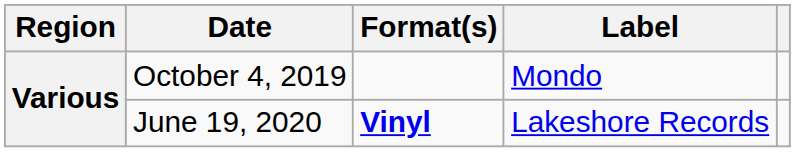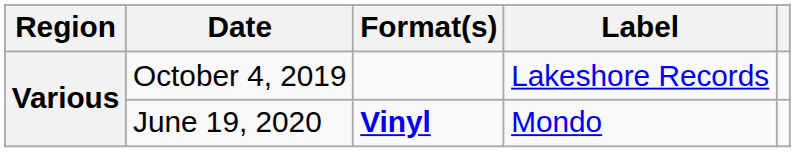(557, 75) Mondo -> (640, 75) Lakeshore Records
(640, 122) Lakeshore Records -> (557, 122) Mondo
